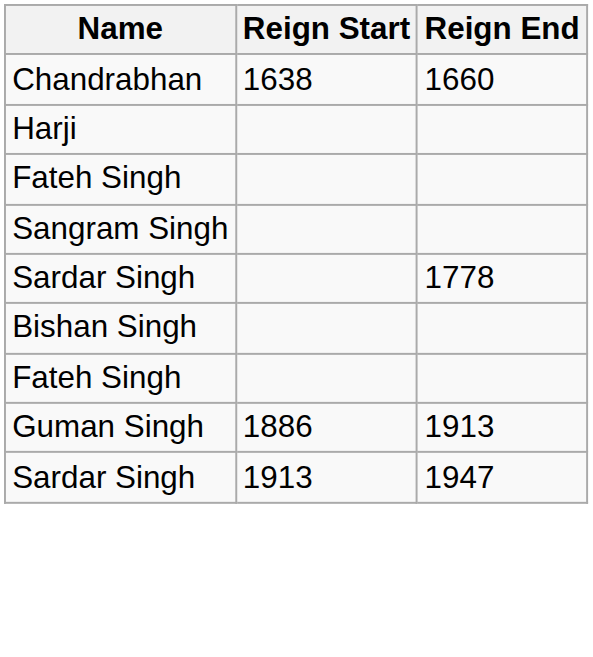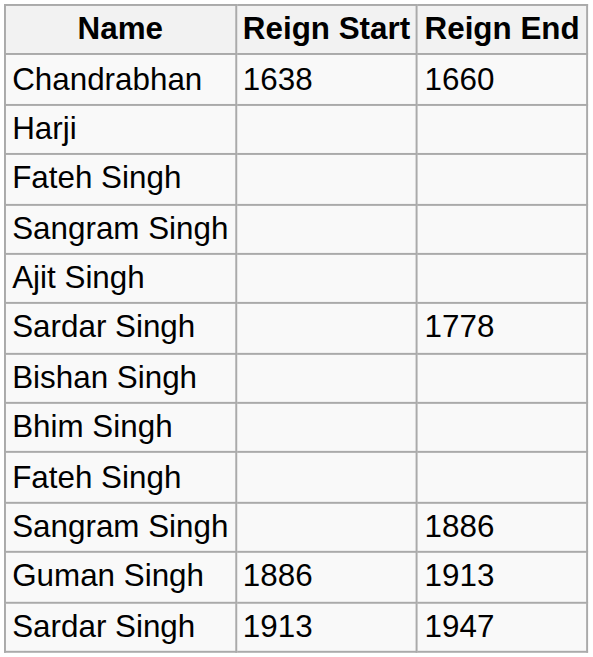+ row: (78, 278)
+ row: (92, 427)
+ row: (120, 526)
